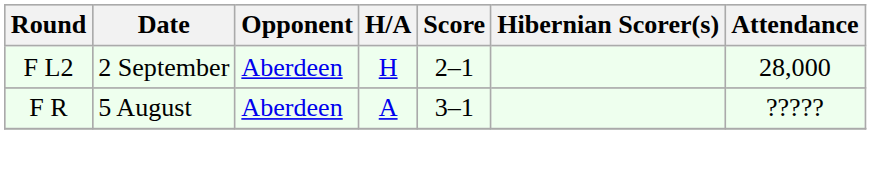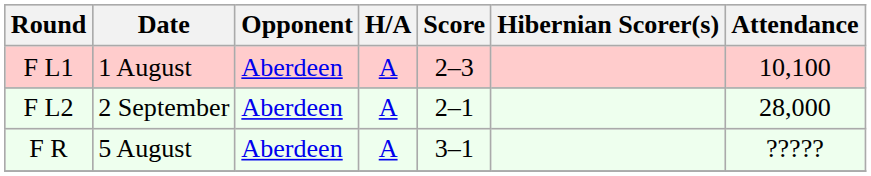+ row: (49, 66)
(388, 66) H -> (388, 107) A
